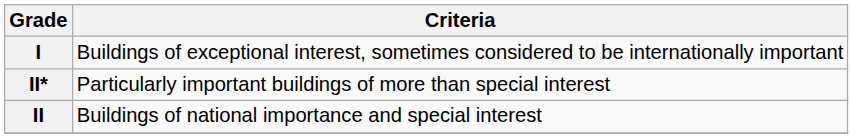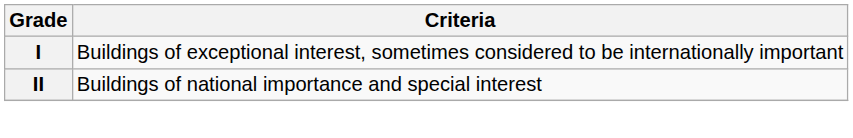- row: (38, 84)
